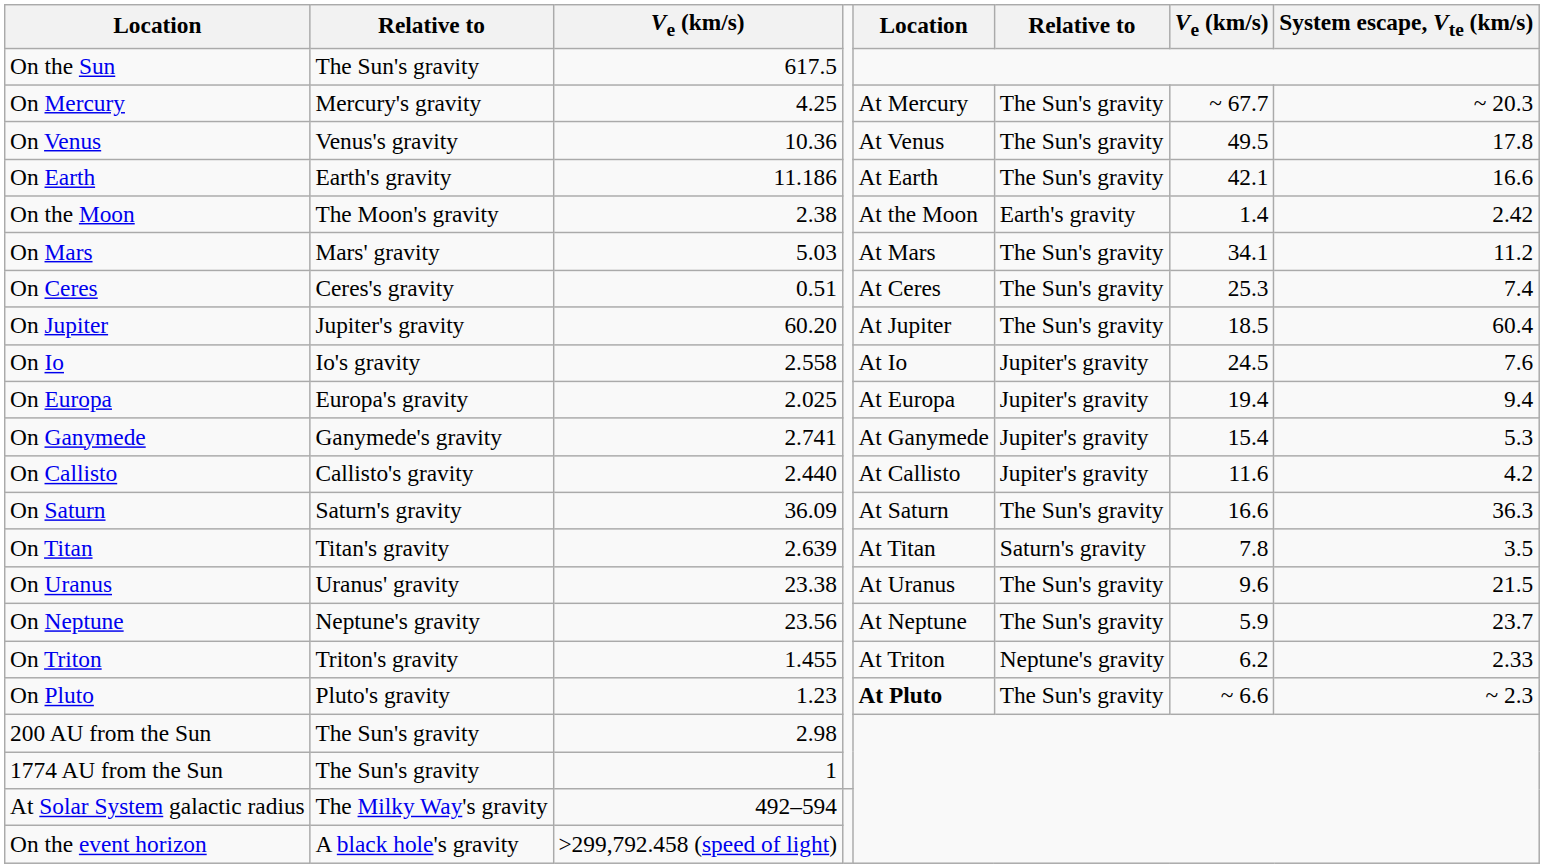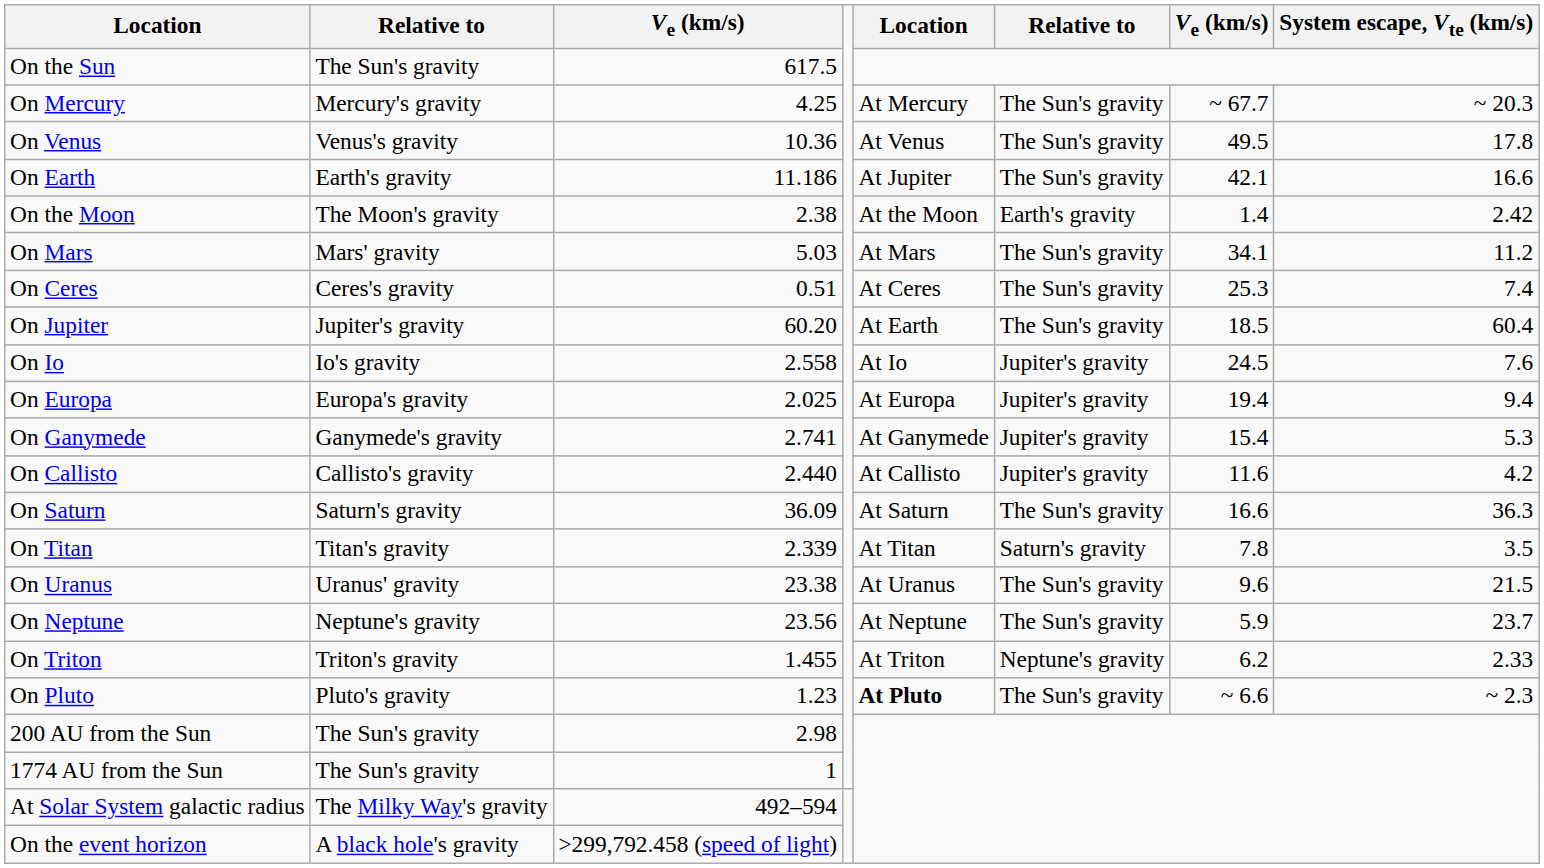(898, 177) At Earth -> (905, 177) At Jupiter
(905, 325) At Jupiter -> (898, 325) At Earth
(811, 547) 2.639 -> (811, 547) 2.339
